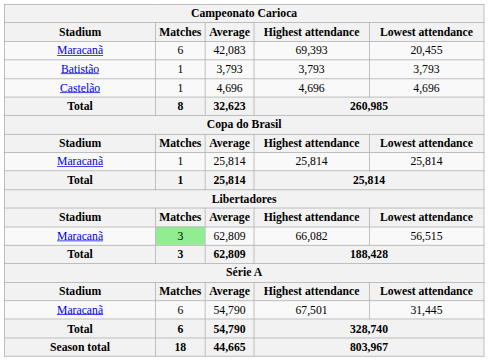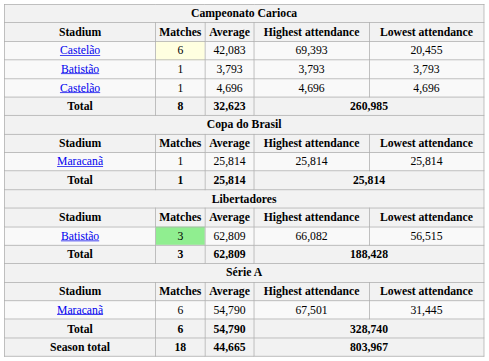(80, 50) Maracanã -> (80, 50) Castelão
(180, 50) no background -> (180, 50) lightyellow background
(80, 236) Maracanã -> (80, 236) Batistão
